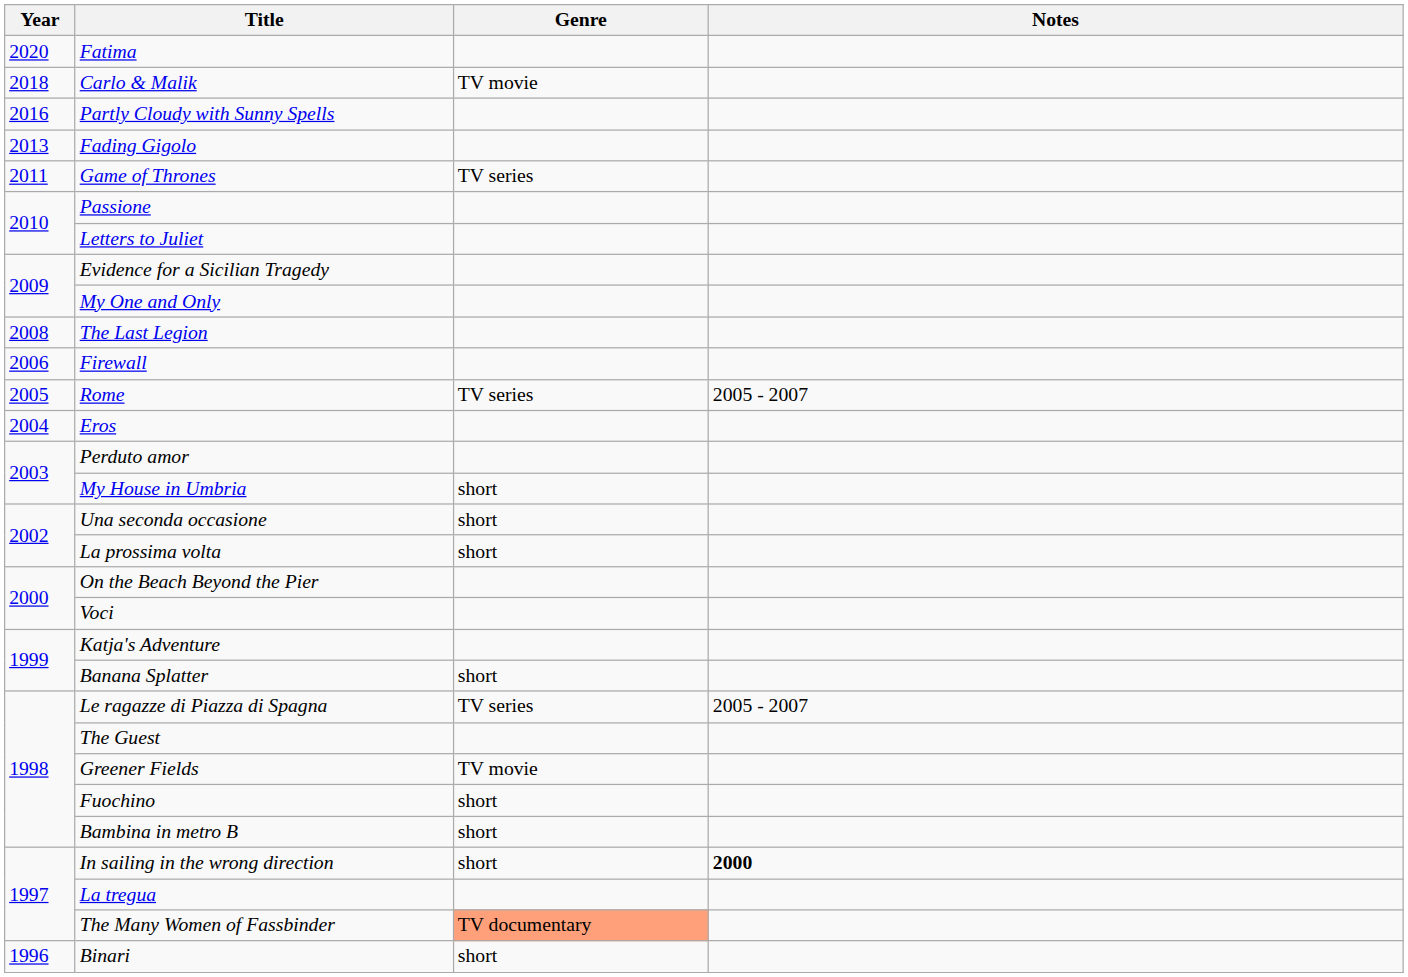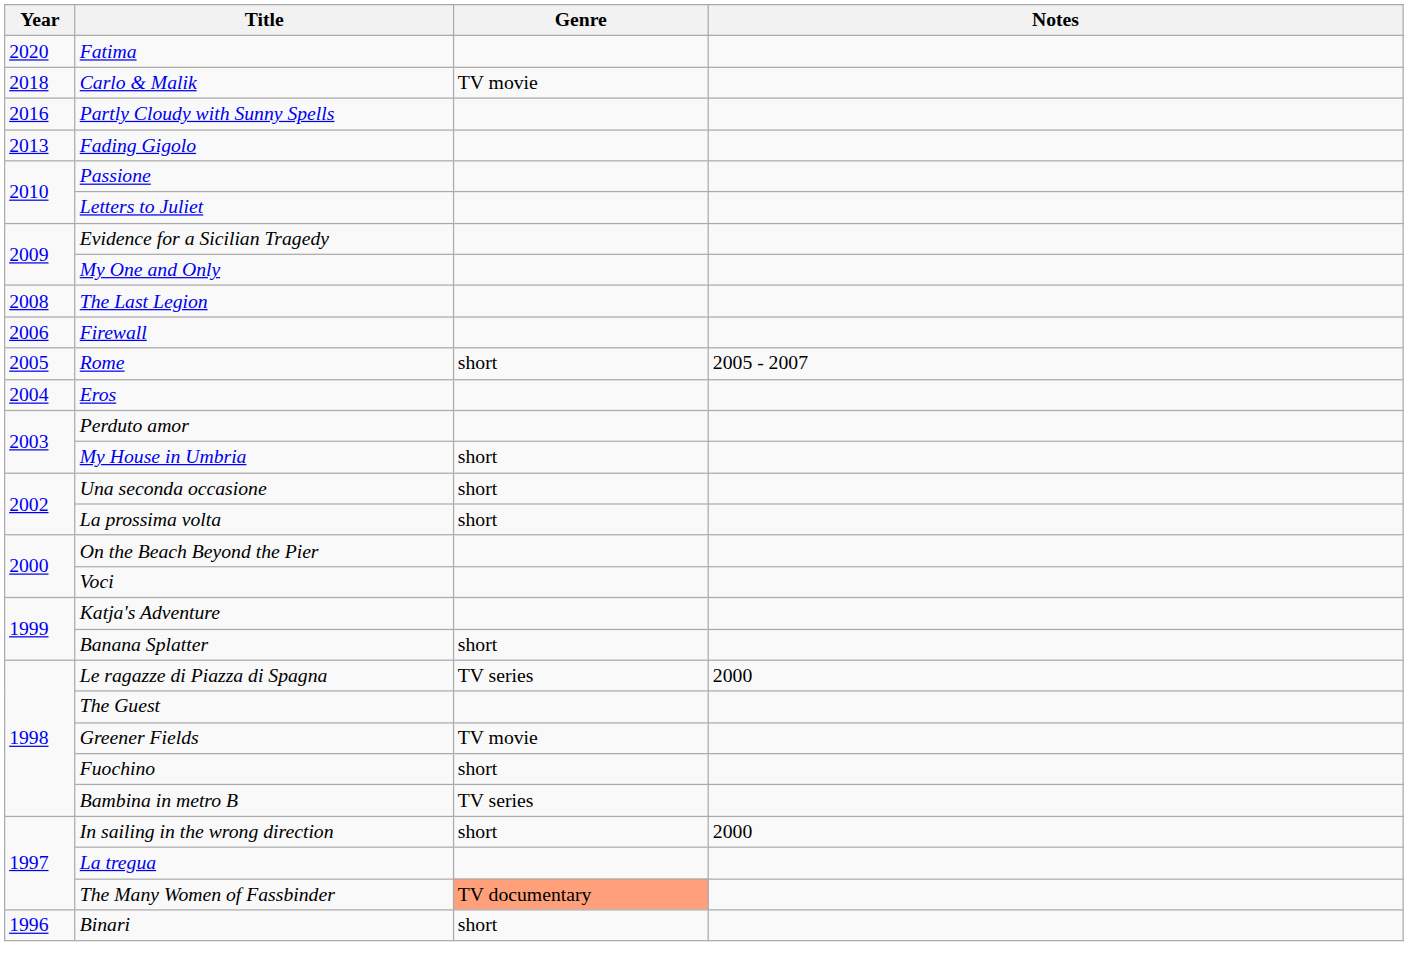- row: (148, 176)
(496, 394) TV series -> (477, 363) short
(760, 706) 2005 - 2007 -> (733, 675) 2000
(477, 831) short -> (496, 800) TV series
(733, 862) bold -> (733, 831) normal
